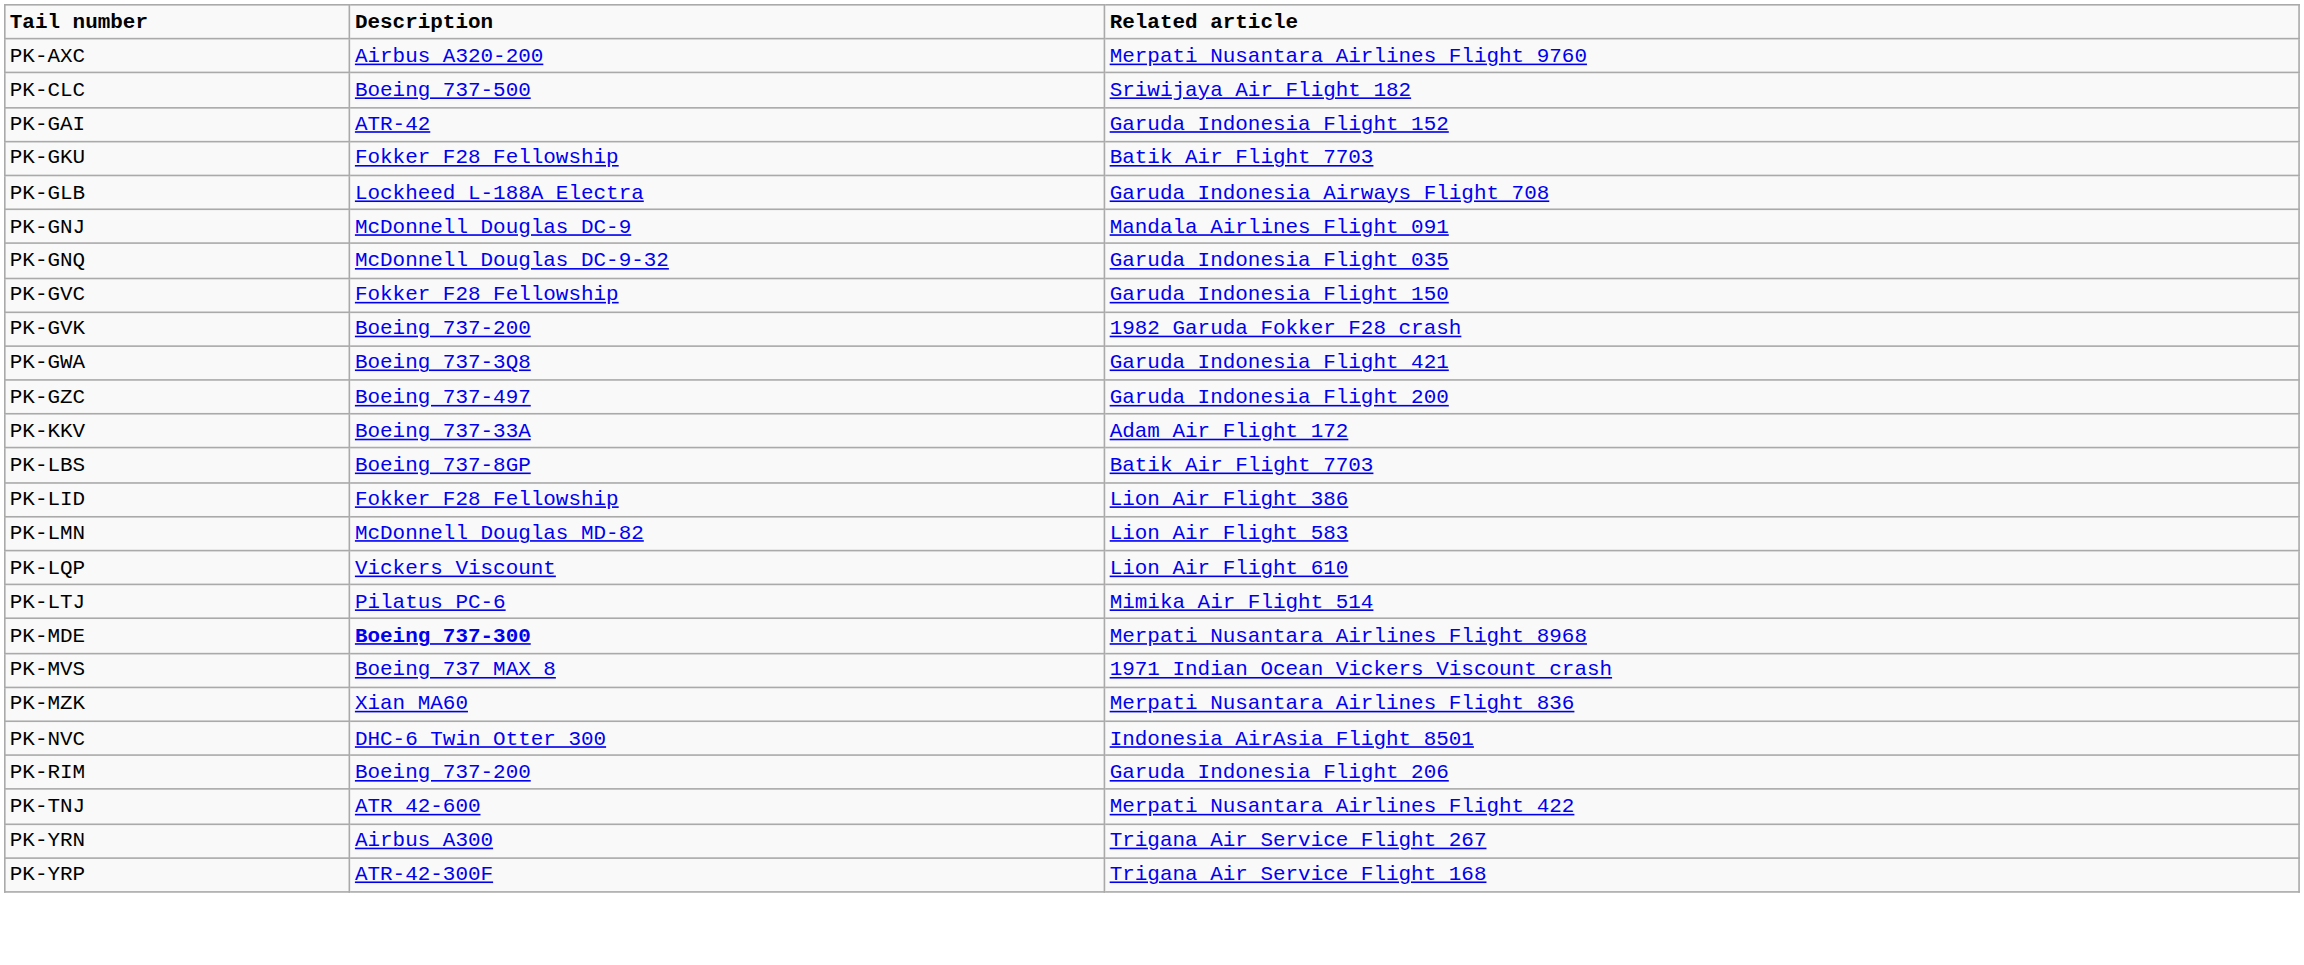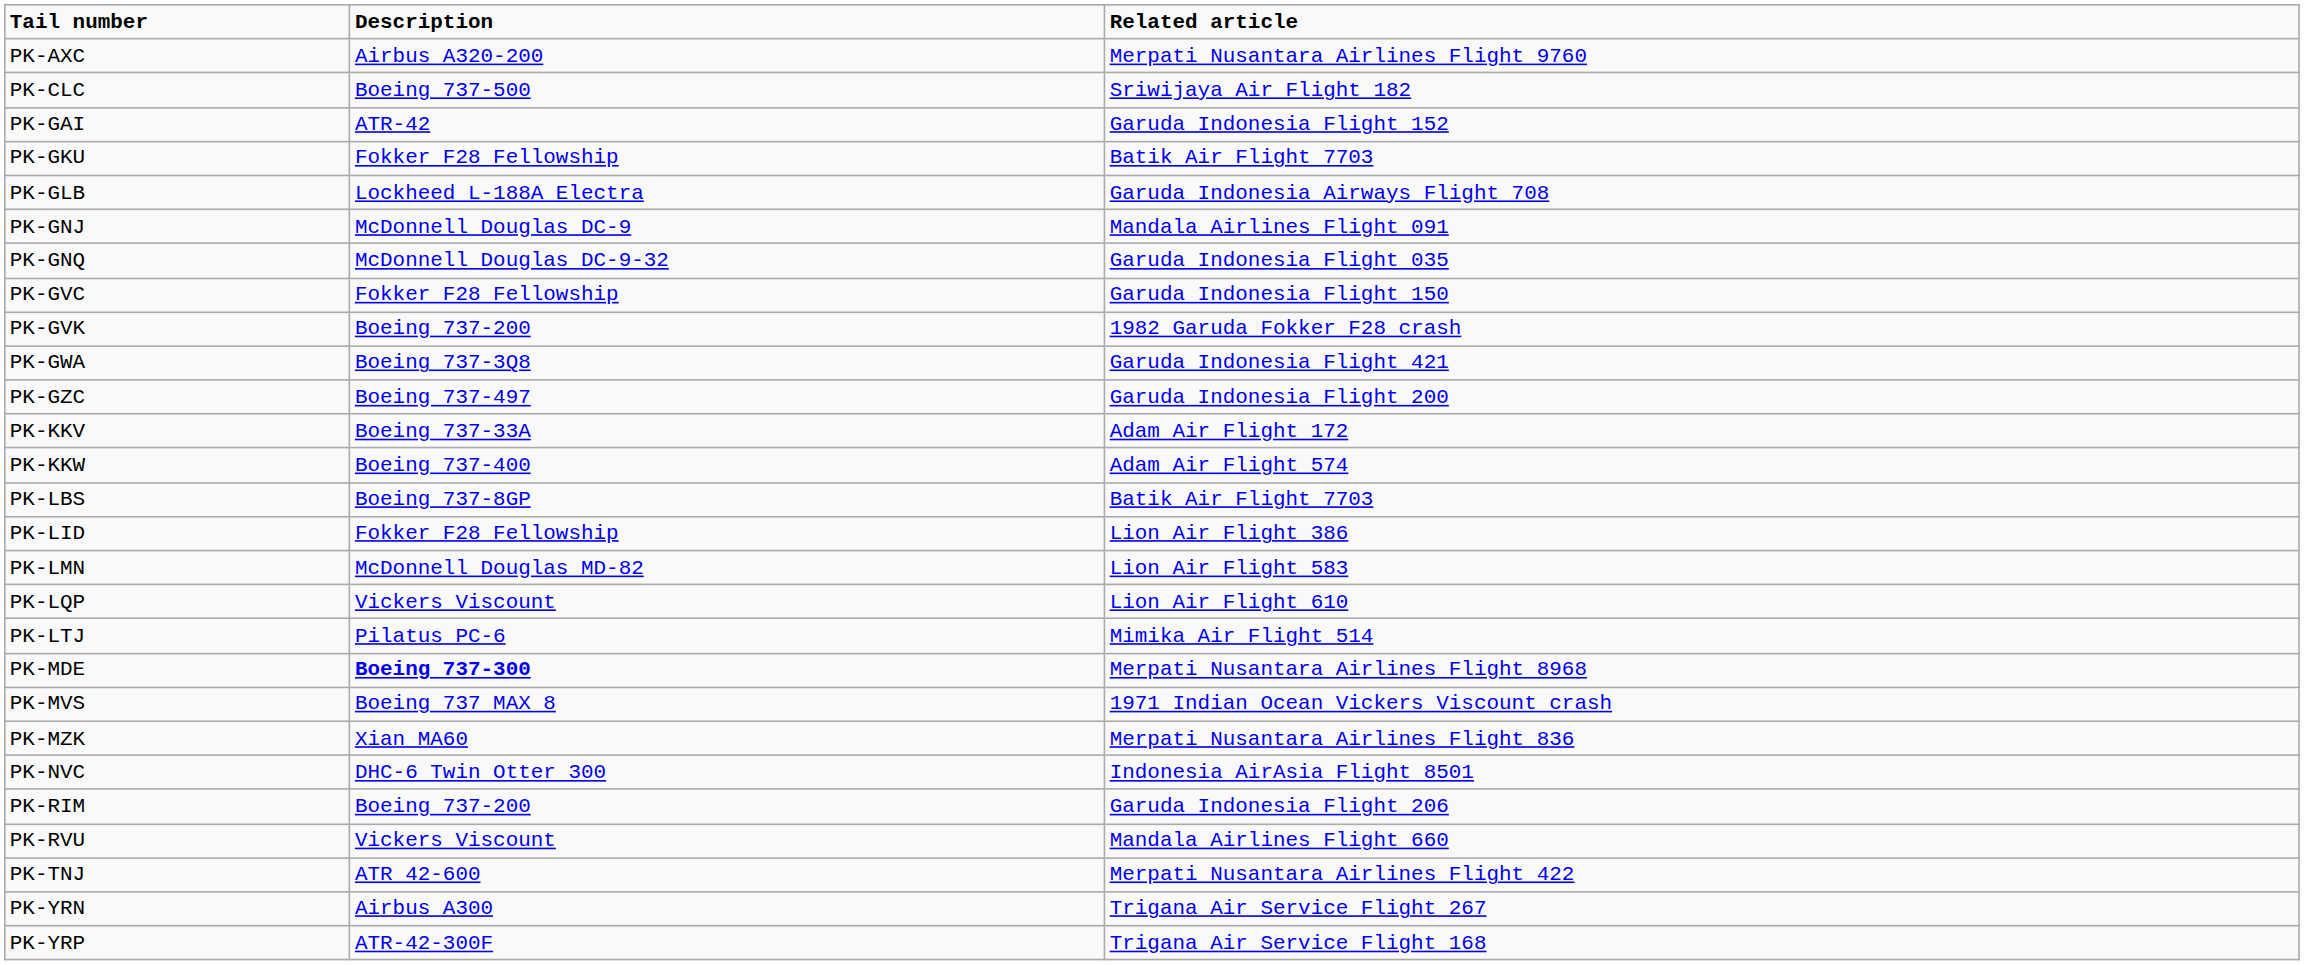+ row: (47, 465)
+ row: (47, 841)
